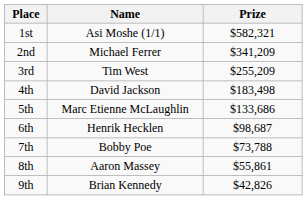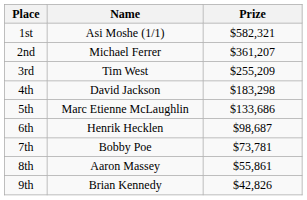(253, 52) $341,209 -> (253, 52) $361,207
(253, 90) $183,498 -> (253, 90) $183,298
(253, 147) $73,788 -> (253, 147) $73,781
